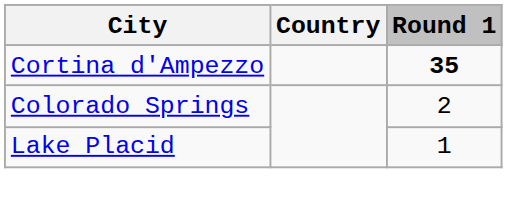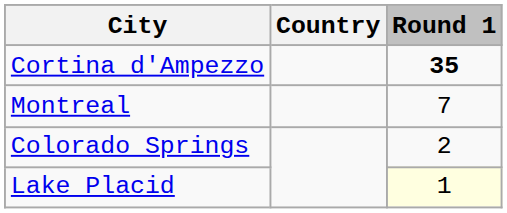+ row: (70, 106)
(444, 147) no background -> (444, 187) lightyellow background
